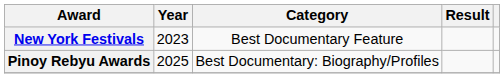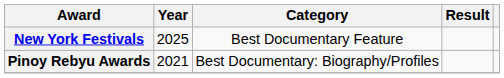(173, 38) 2023 -> (173, 38) 2025
(173, 61) 2025 -> (173, 61) 2021
